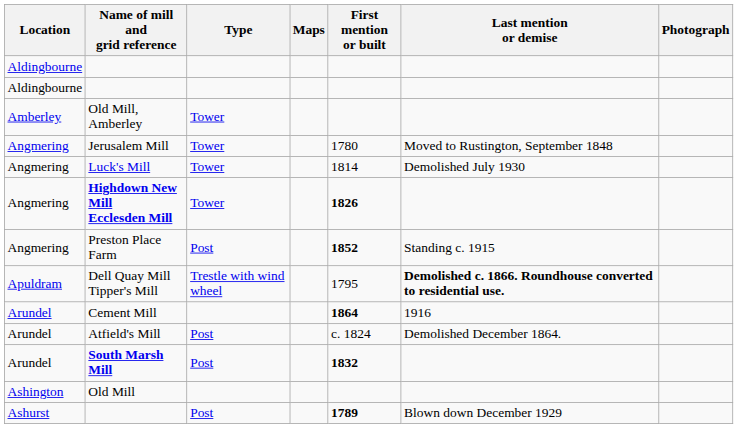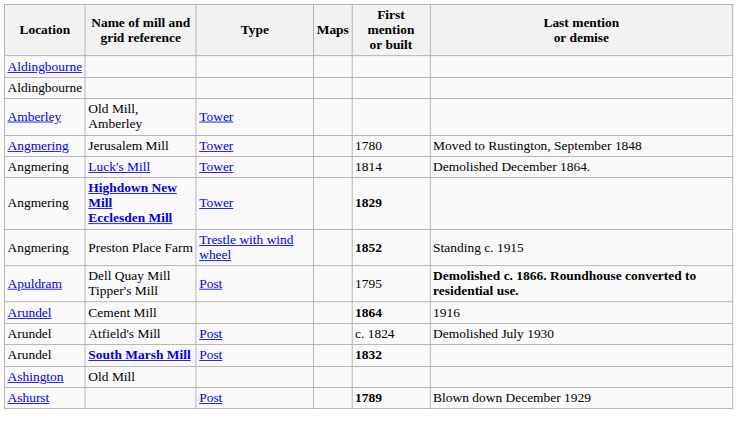- column: (696, 30)
(465, 167) Demolished July 1930 -> (512, 167) Demolished December 1864.
(344, 203) 1826 -> (368, 203) 1829
(202, 247) Post -> (246, 247) Trestle with wind wheel
(237, 283) Trestle with wind wheel -> (211, 283) Post
(483, 334) Demolished December 1864. -> (494, 334) Demolished July 1930
